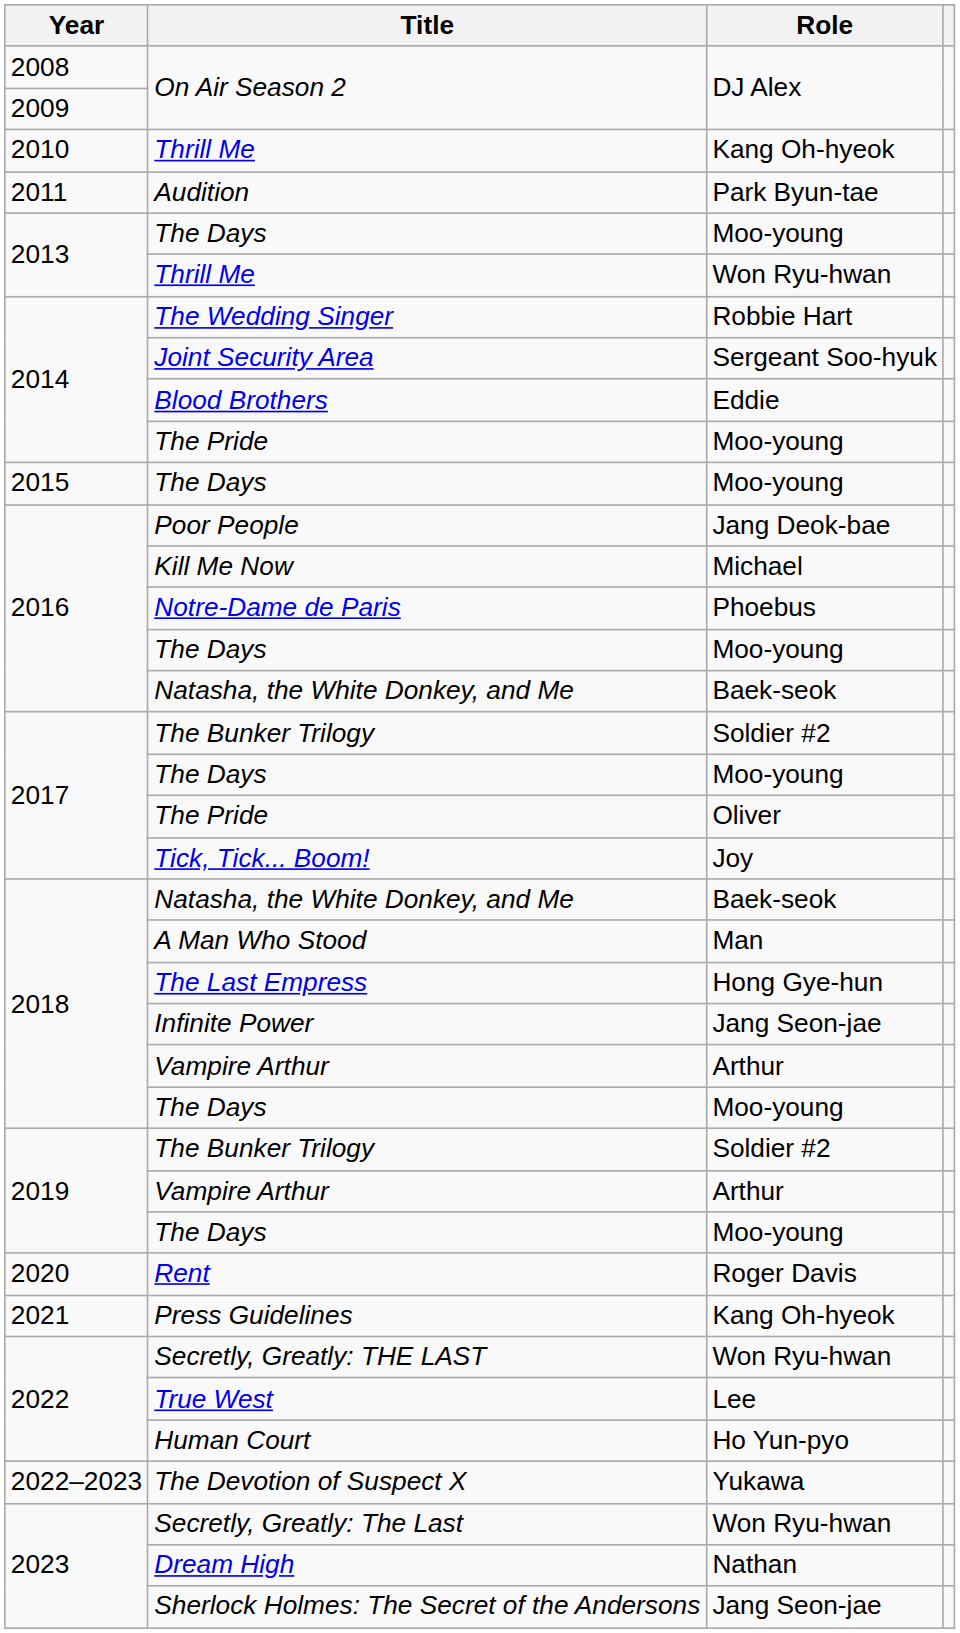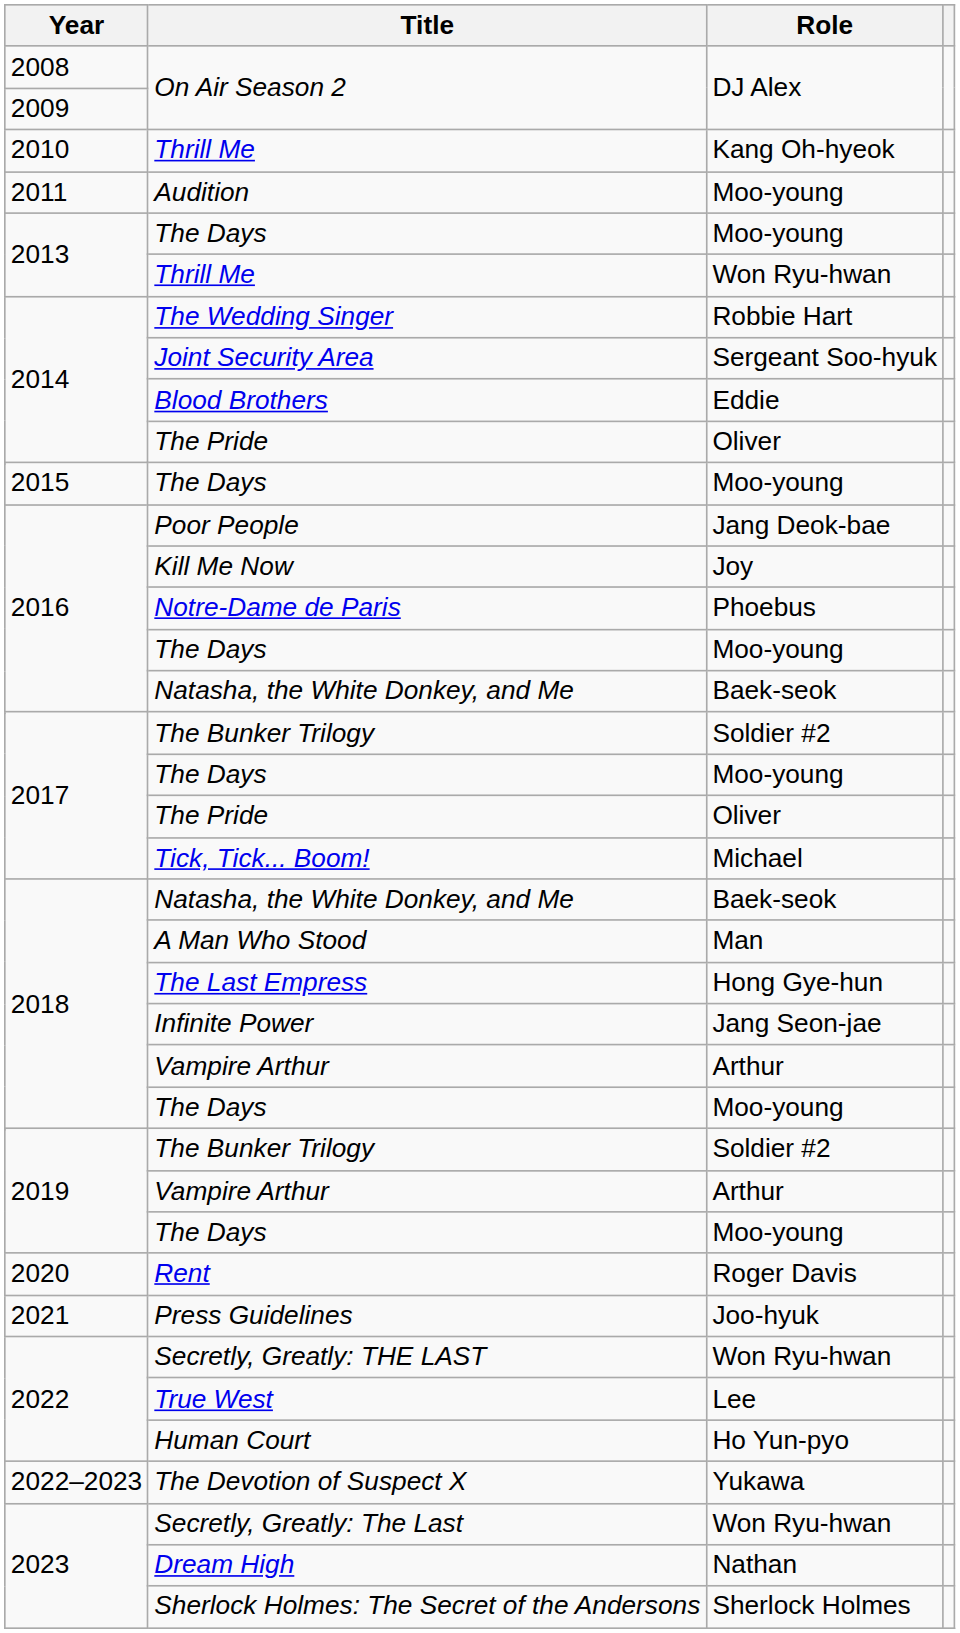(796, 191) Park Byun-tae -> (778, 191) Moo-young
(778, 441) Moo-young -> (747, 441) Oliver
(758, 566) Michael -> (733, 566) Joy
(733, 857) Joy -> (758, 857) Michael
(804, 1315) Kang Oh-hyeok -> (766, 1315) Joo-hyuk
(797, 1606) Jang Seon-jae -> (812, 1606) Sherlock Holmes
